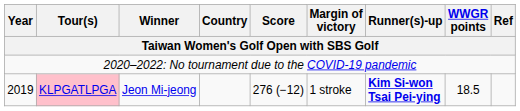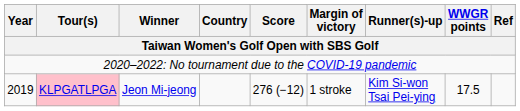(404, 90) bold -> (402, 90) normal
(468, 90) 18.5 -> (468, 90) 17.5
